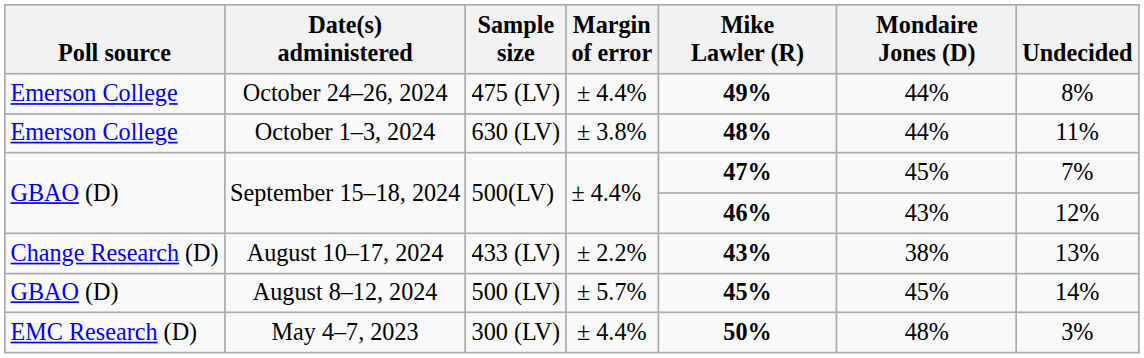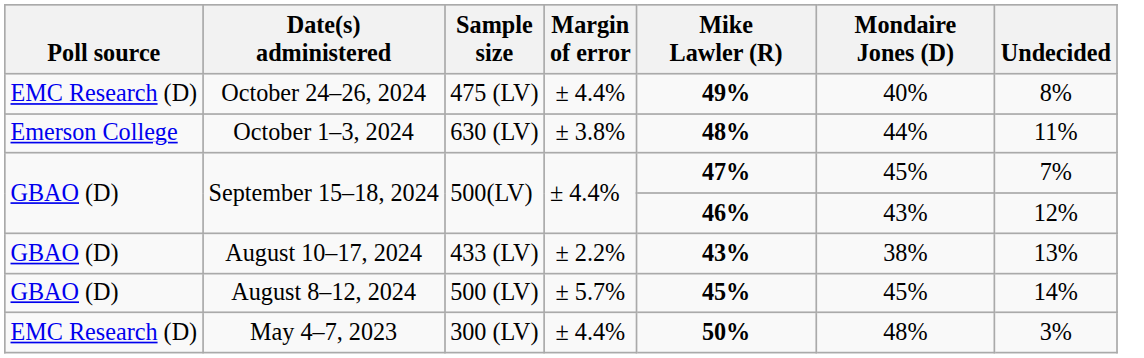(94, 93) Emerson College -> (104, 93) EMC Research (D)
(927, 93) 44% -> (905, 93) 40%
(115, 252) Change Research (D) -> (65, 252) GBAO (D)
